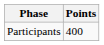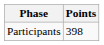(74, 31) 400 -> (74, 31) 398
